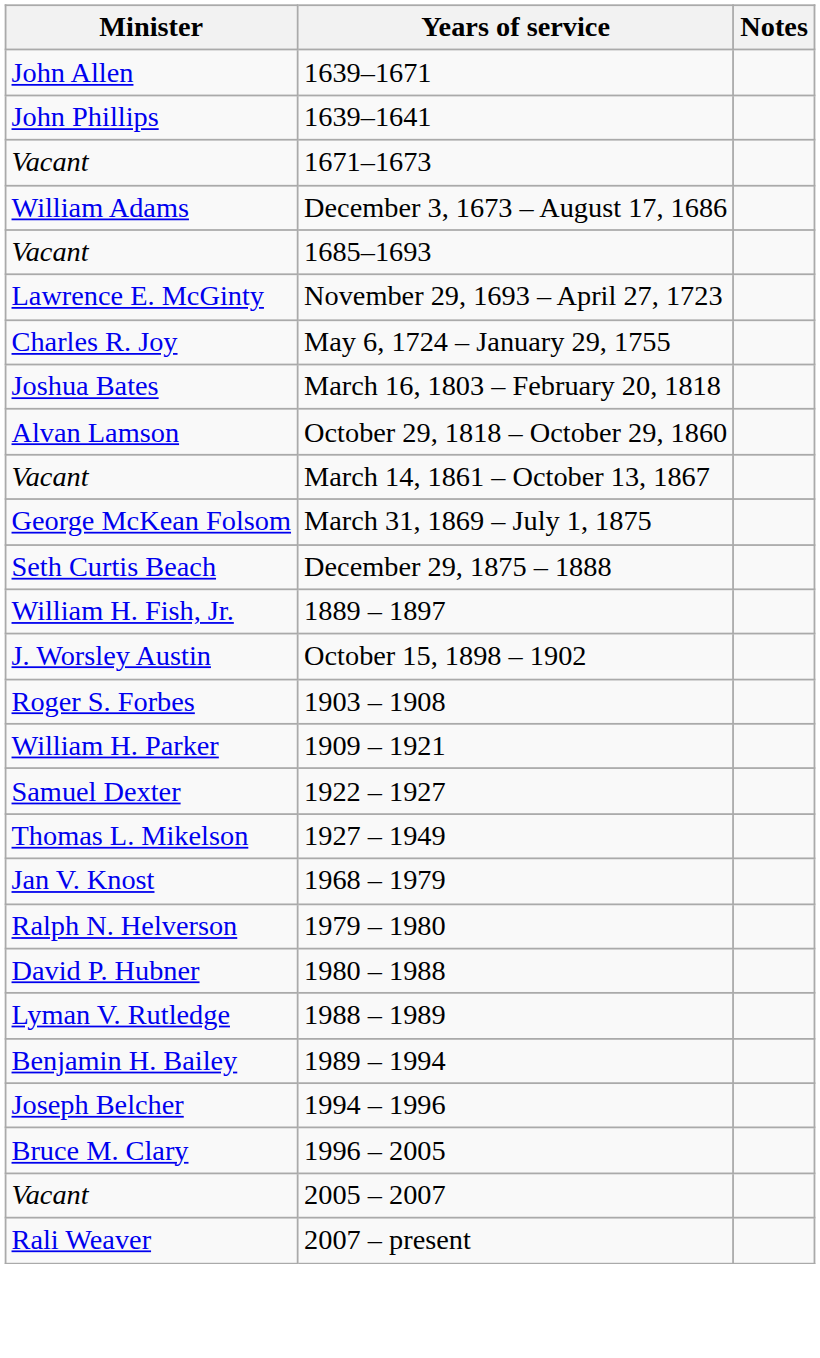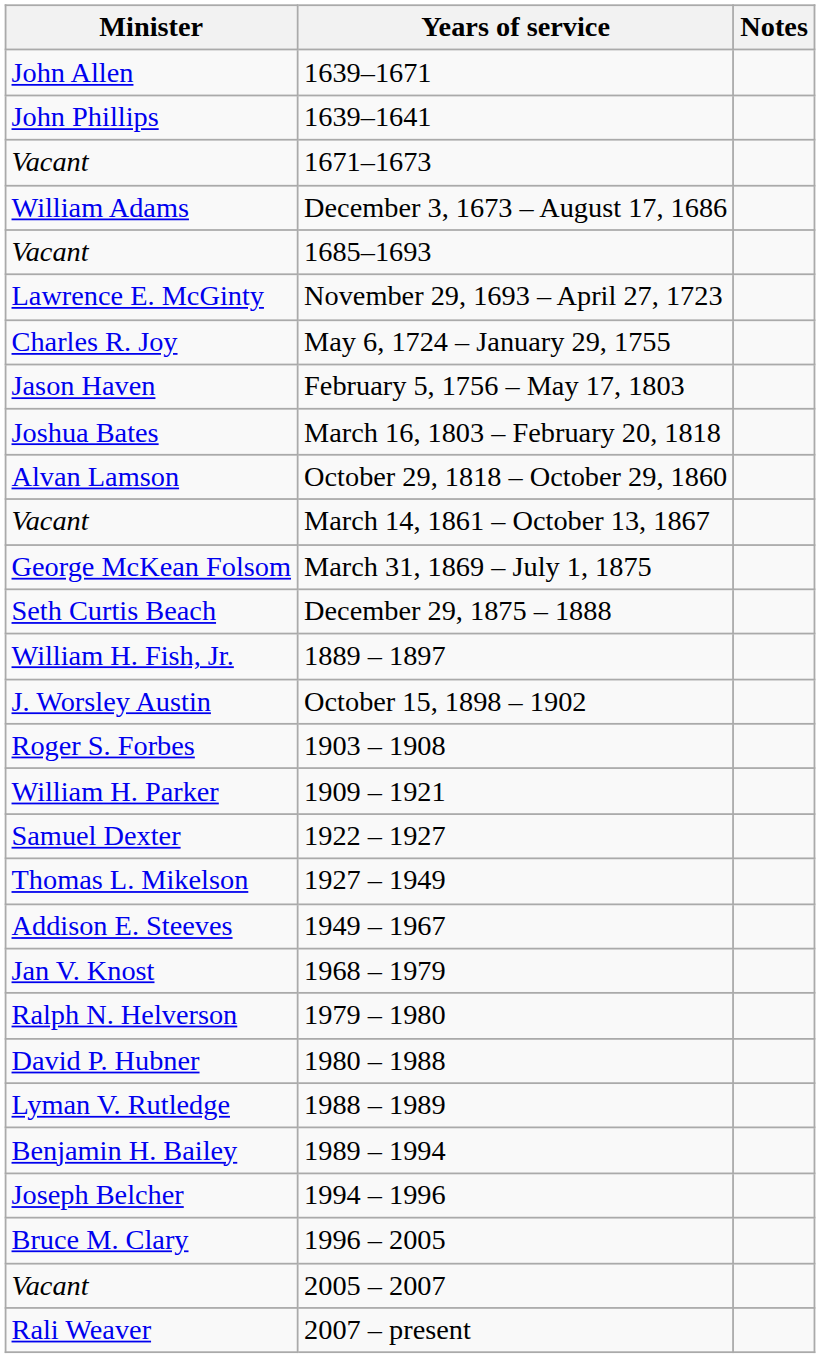+ row: (494, 386)
+ row: (375, 925)
